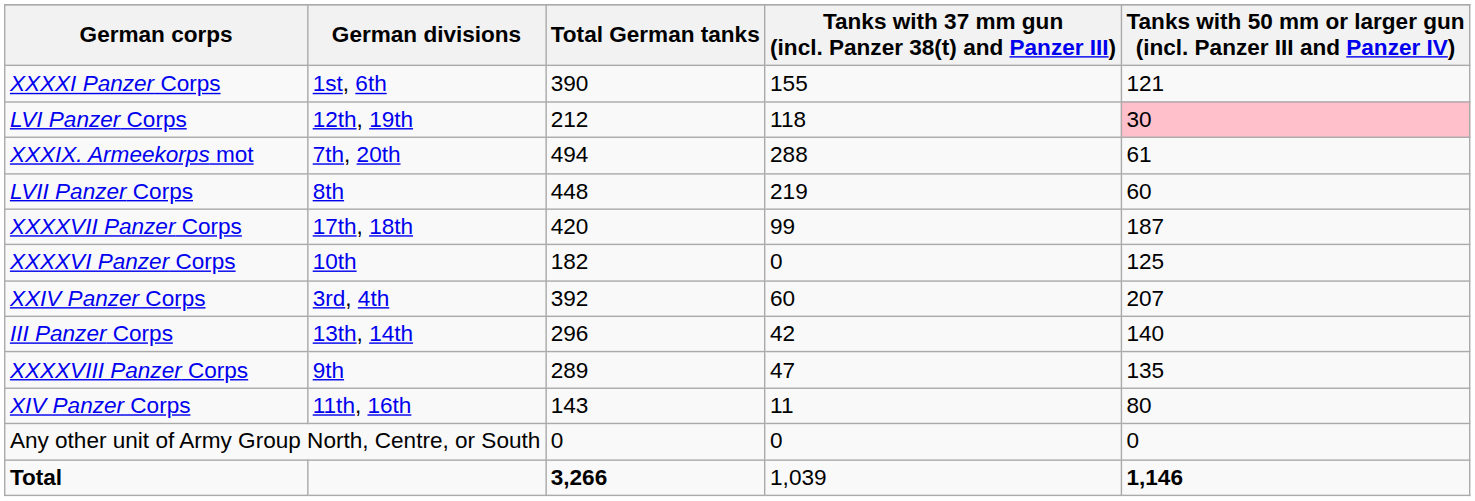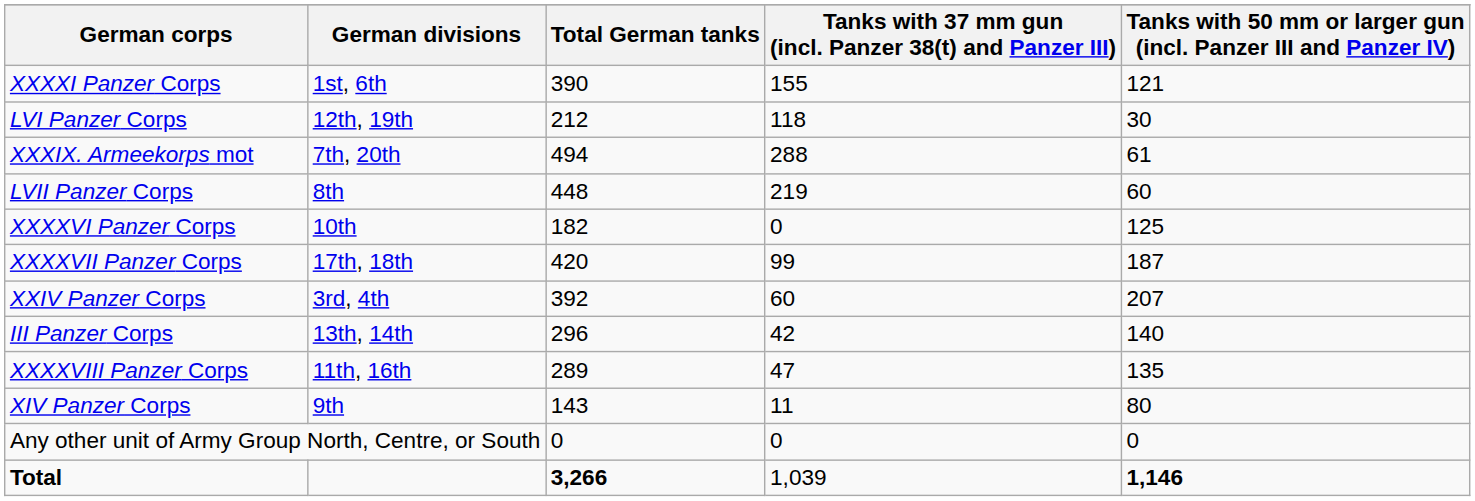(1139, 119) pink background -> (1139, 119) no background
rows swapped: (126, 226) <-> (123, 262)
(328, 369) 9th -> (362, 369) 11th, 16th
(362, 405) 11th, 16th -> (328, 405) 9th
